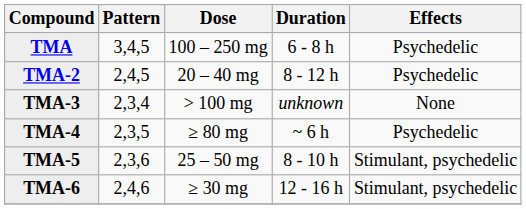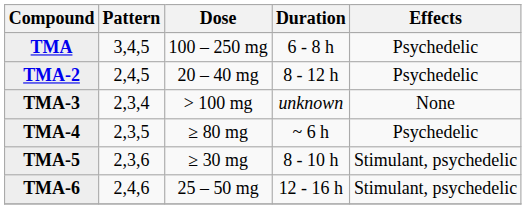(218, 160) 25 – 50 mg -> (218, 160) ≥ 30 mg
(218, 189) ≥ 30 mg -> (218, 189) 25 – 50 mg
